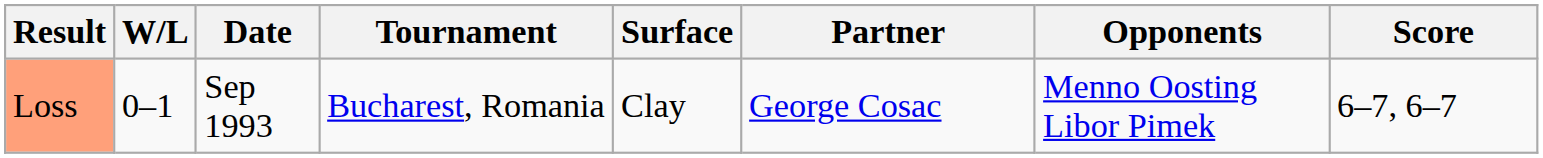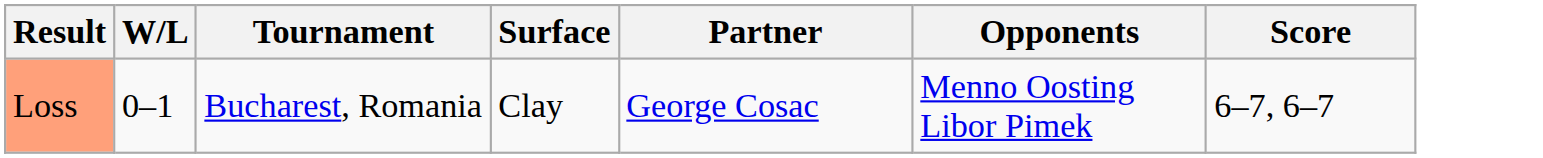- column: (258, 31)
